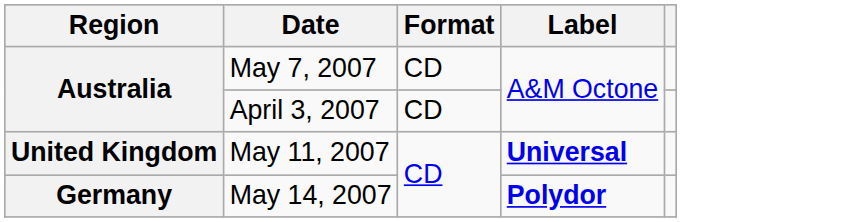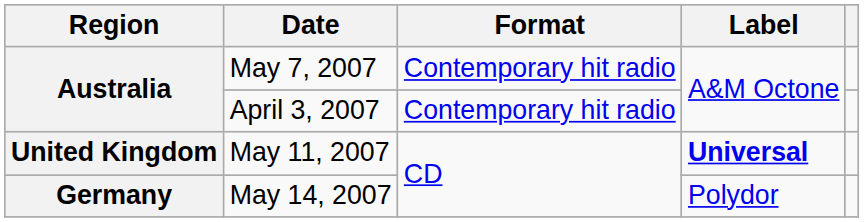(423, 68) CD -> (540, 68) Contemporary hit radio
(423, 110) CD -> (540, 110) Contemporary hit radio
(556, 195) bold -> (733, 195) normal
